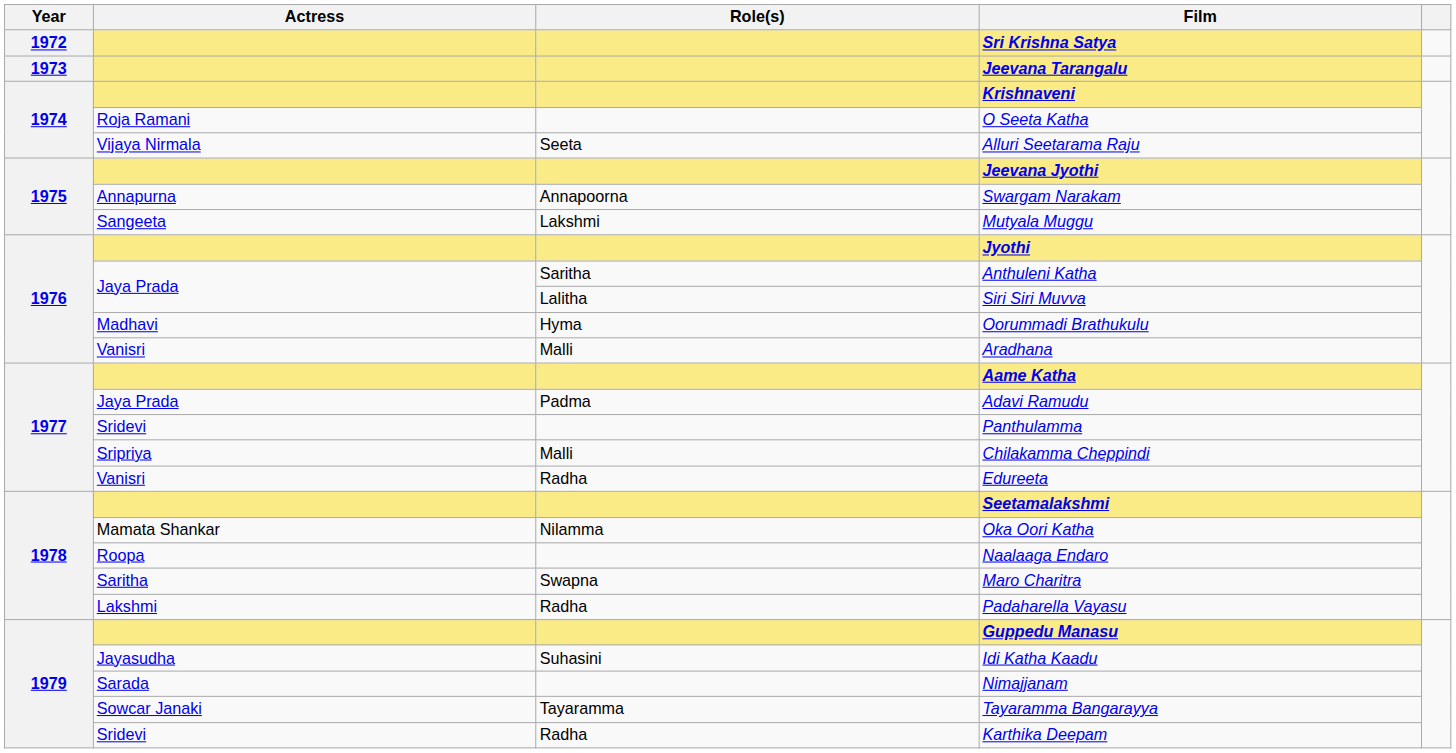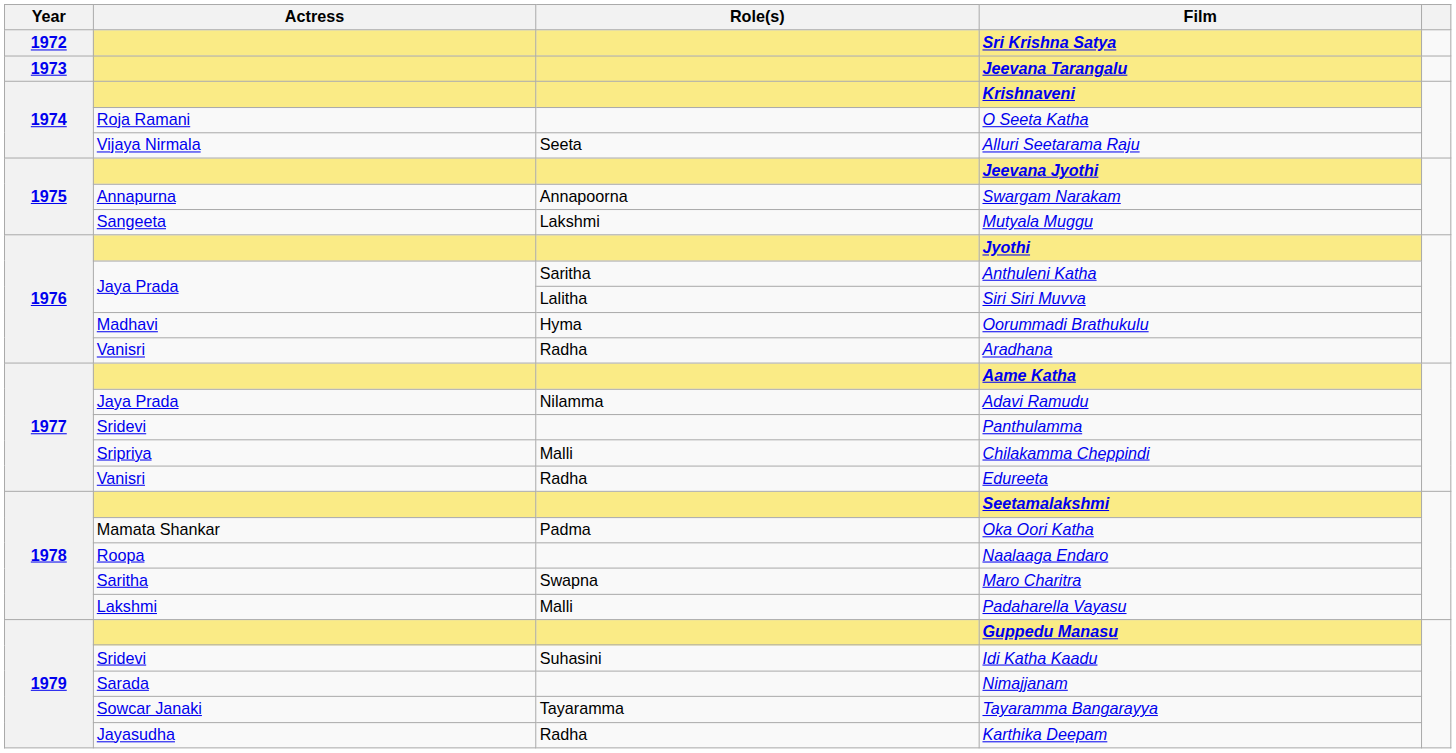(556, 350) Malli -> (563, 350) Radha
(565, 401) Padma -> (572, 401) Nilamma
(572, 529) Nilamma -> (565, 529) Padma
(563, 606) Radha -> (556, 606) Malli
(136, 658) Jayasudha -> (121, 658) Sridevi
(121, 734) Sridevi -> (136, 734) Jayasudha
